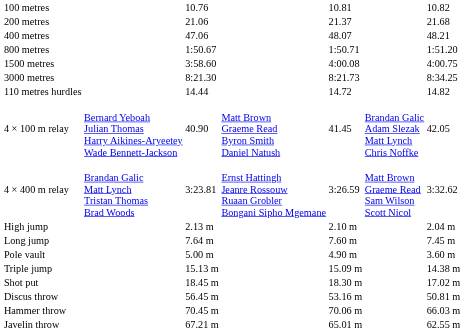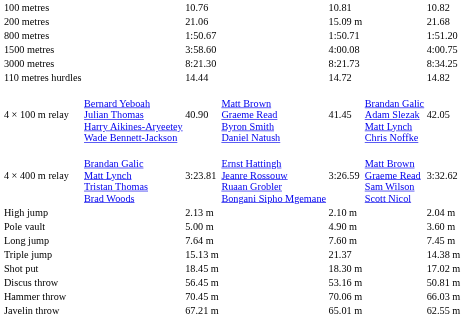(340, 21) 21.37 -> (345, 21) 15.09 m
- row: (27, 36)
rows swapped: (25, 254) <-> (27, 240)
(345, 268) 15.09 m -> (340, 254) 21.37
